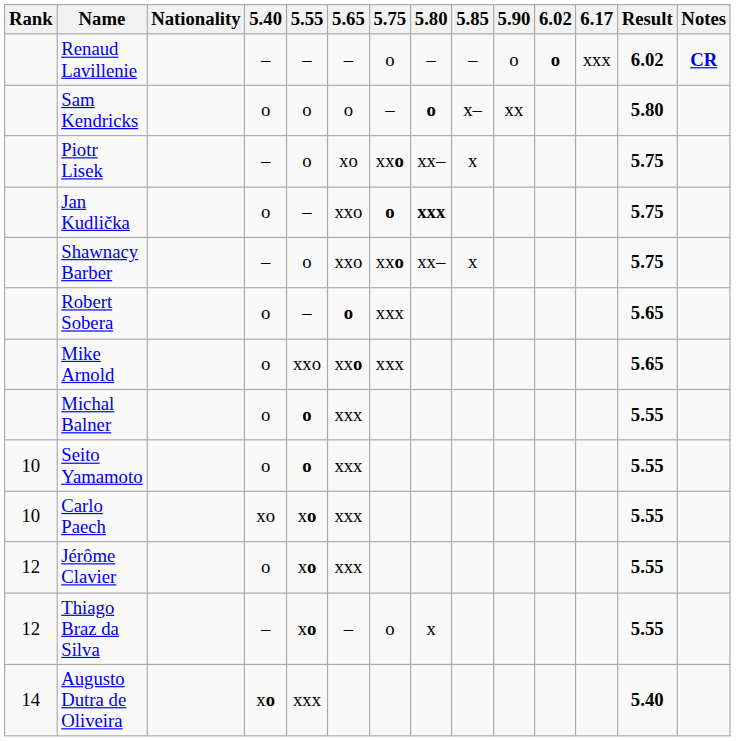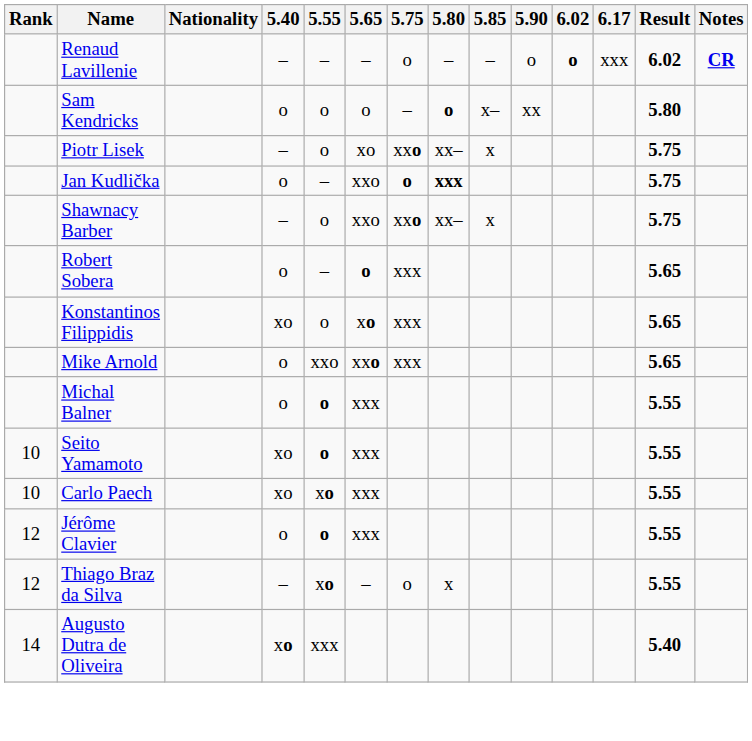+ row: (111, 321)
(266, 465) o -> (283, 453) xo
(307, 567) xo -> (325, 533) o
